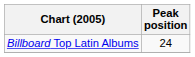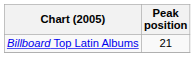(166, 43) 24 -> (166, 43) 21
